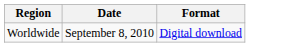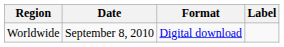+ column: (262, 13)
